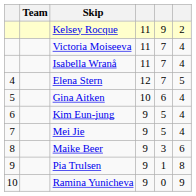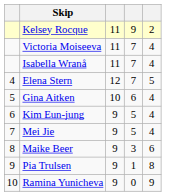- column: (35, 13)
